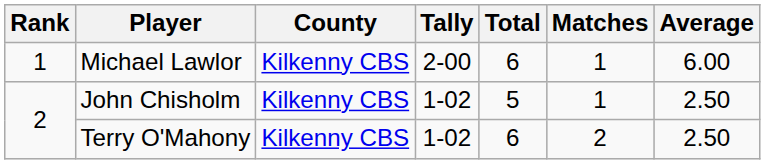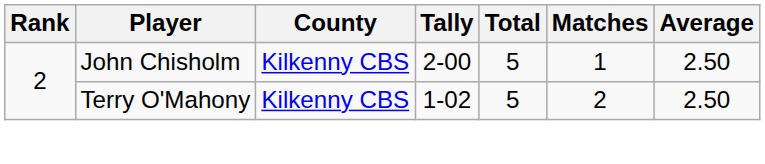- row: (161, 61)
(447, 100) 1-02 -> (447, 61) 2-00
(513, 138) 6 -> (513, 100) 5
